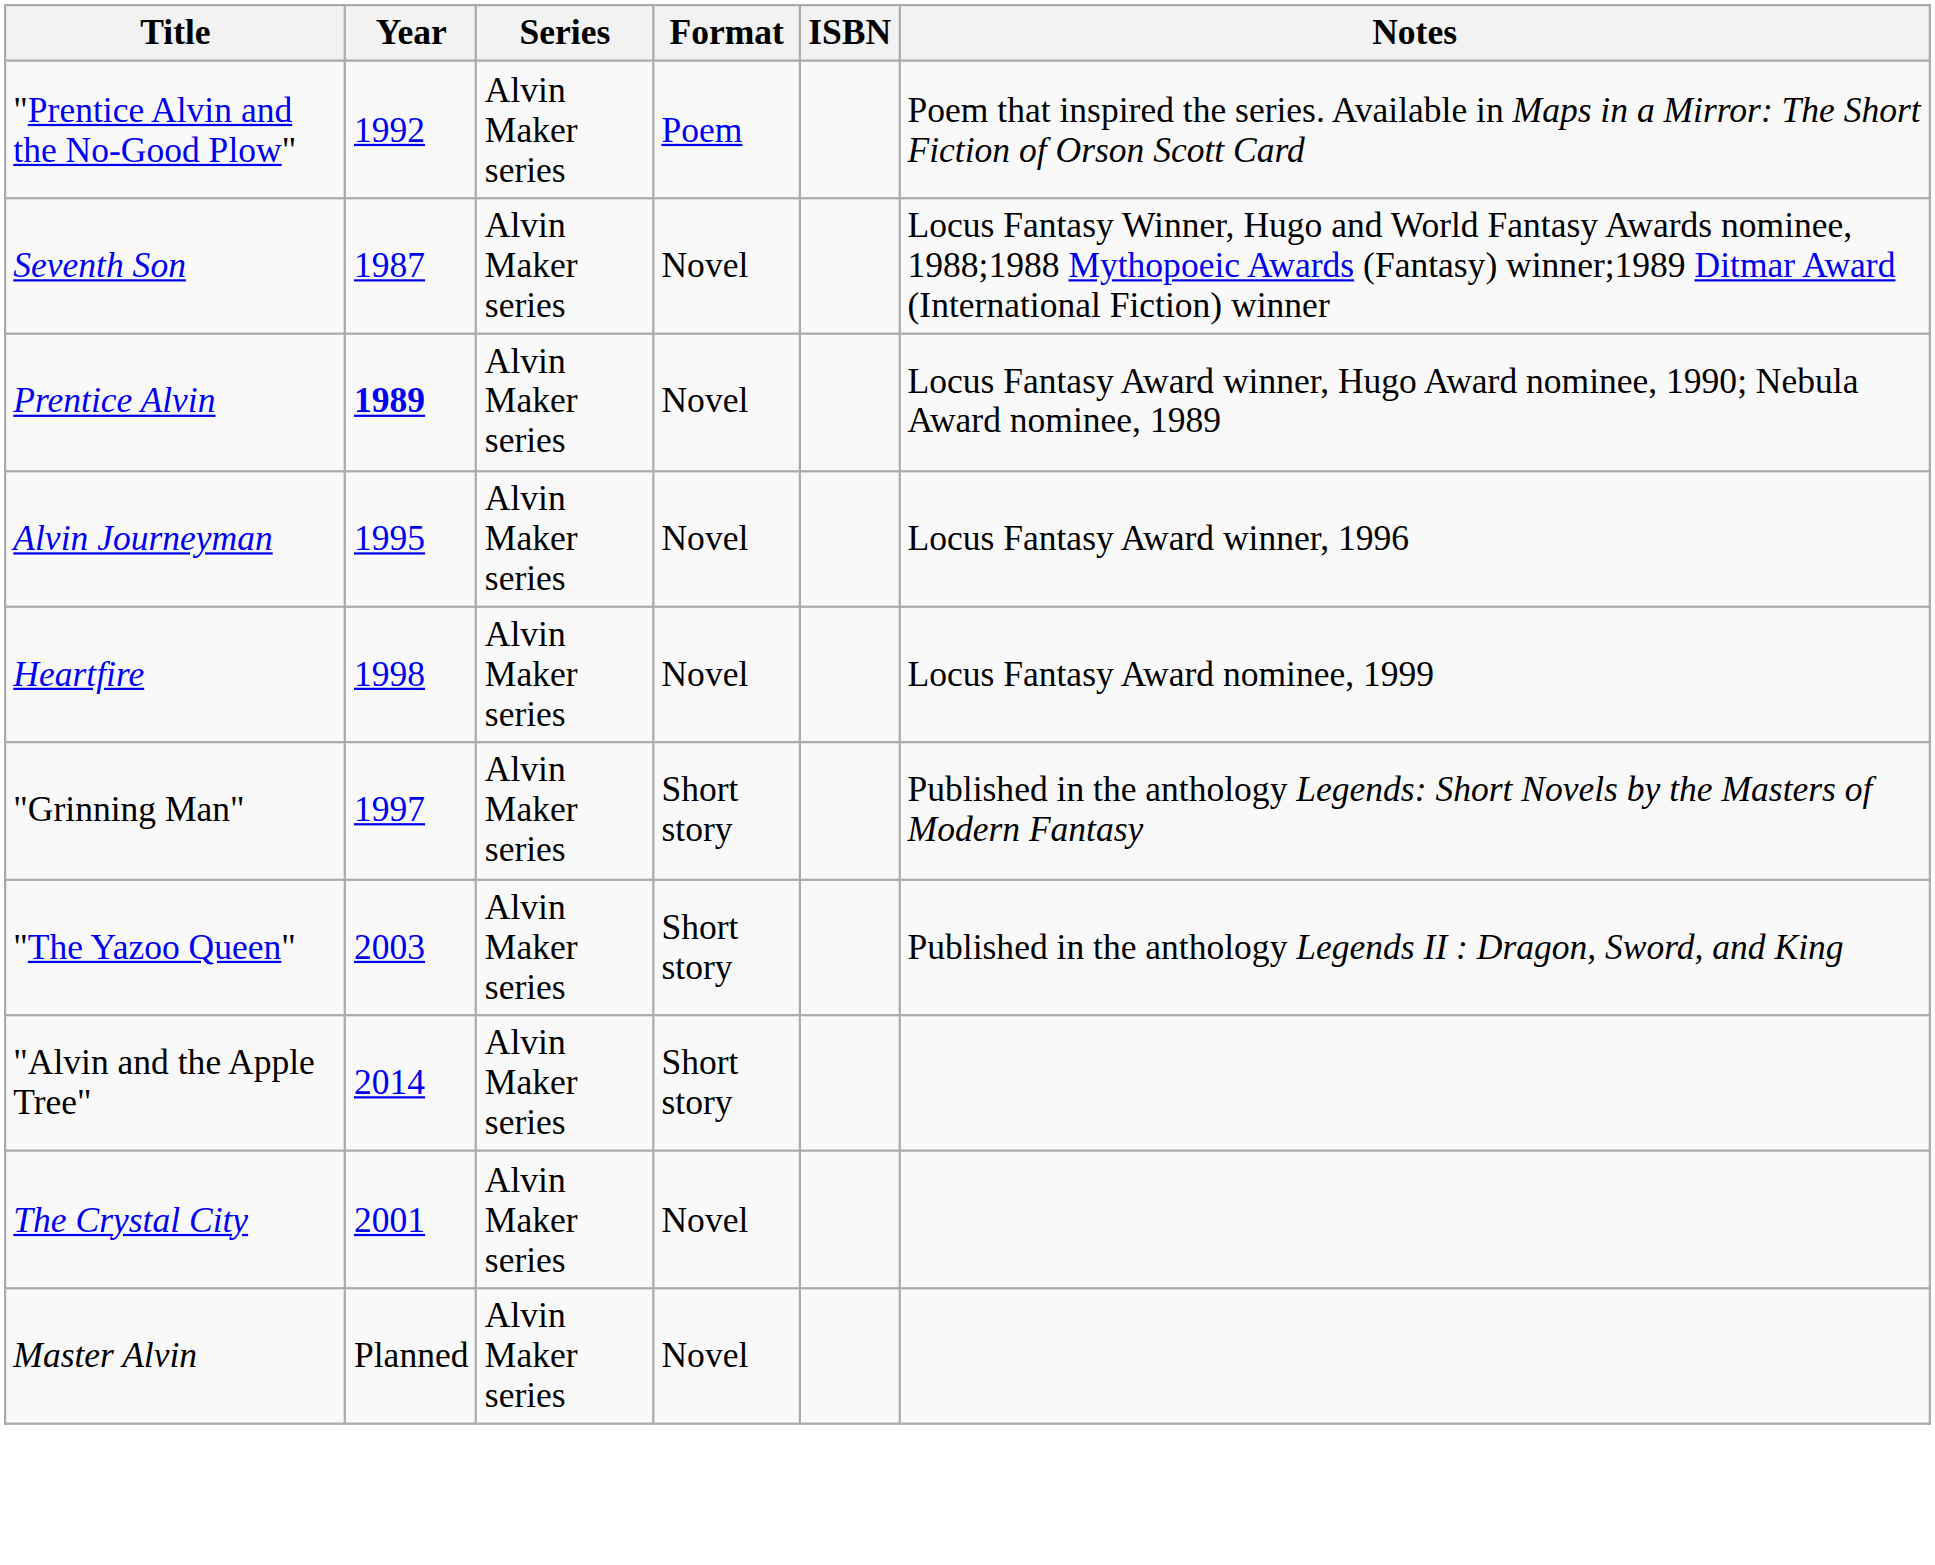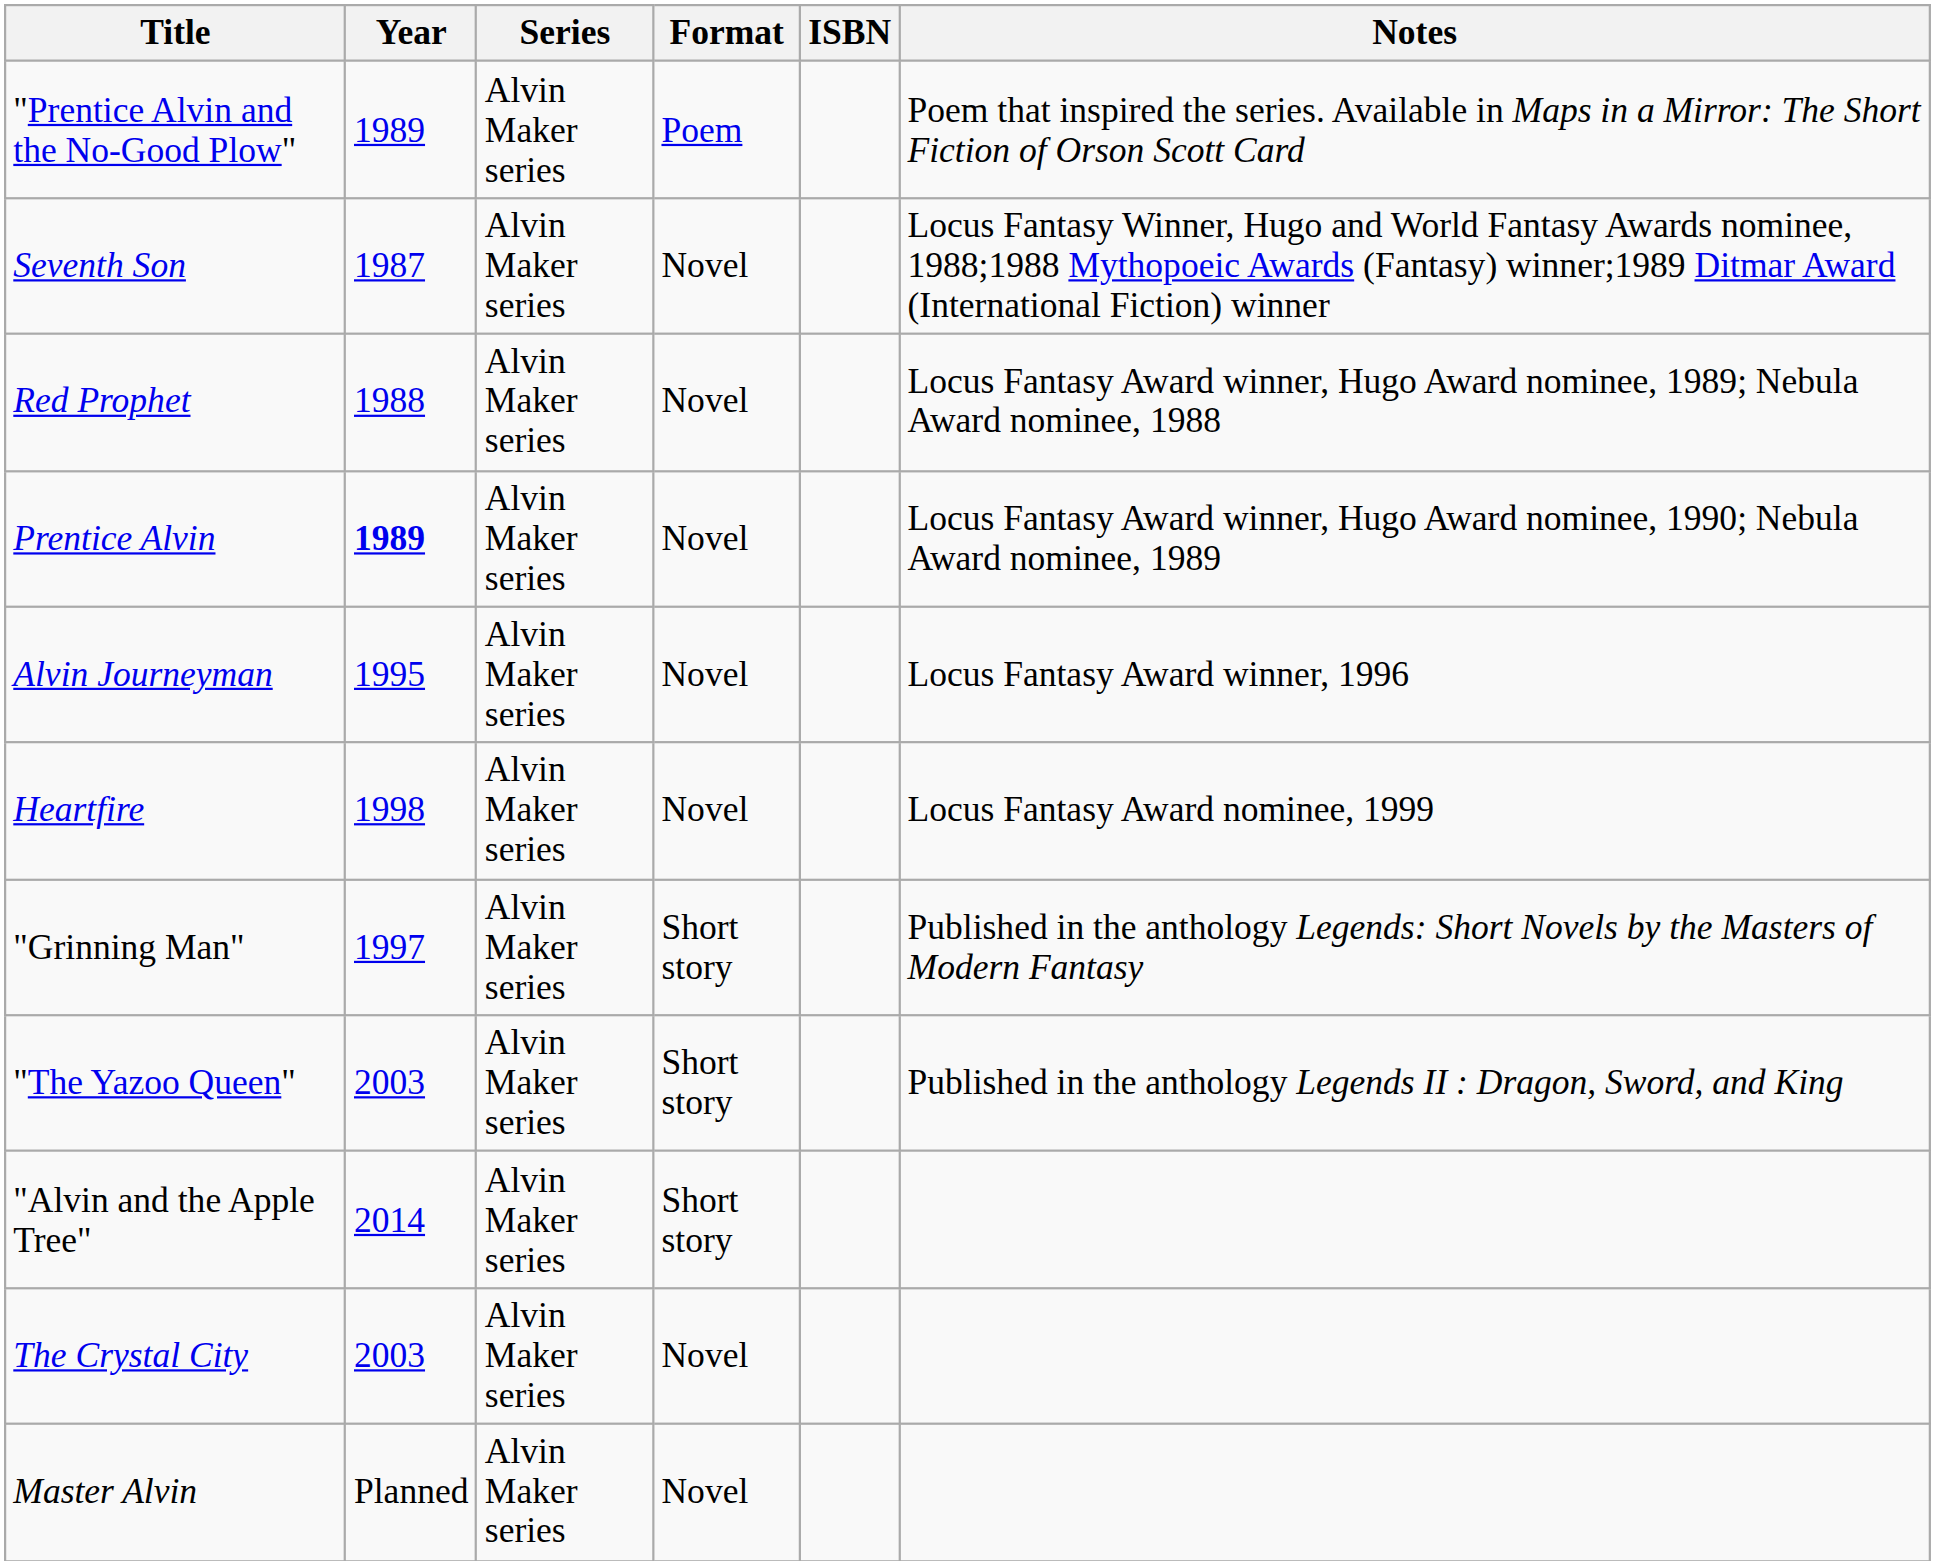(390, 128) 1992 -> (390, 128) 1989
+ row: (102, 401)
(390, 1218) 2001 -> (390, 1355) 2003
